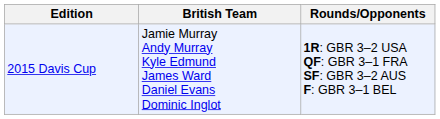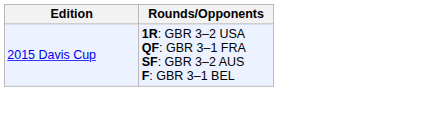- column: (220, 14)
